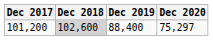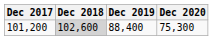(177, 28) 75,297 -> (177, 28) 75,300
